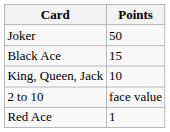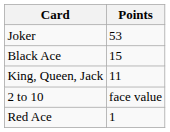(116, 35) 50 -> (116, 35) 53
(116, 76) 10 -> (115, 76) 11
